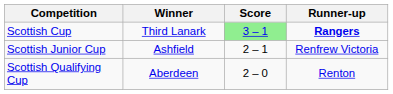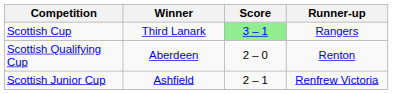(337, 31) bold -> (337, 31) normal
rows swapped: (54, 73) <-> (56, 49)
